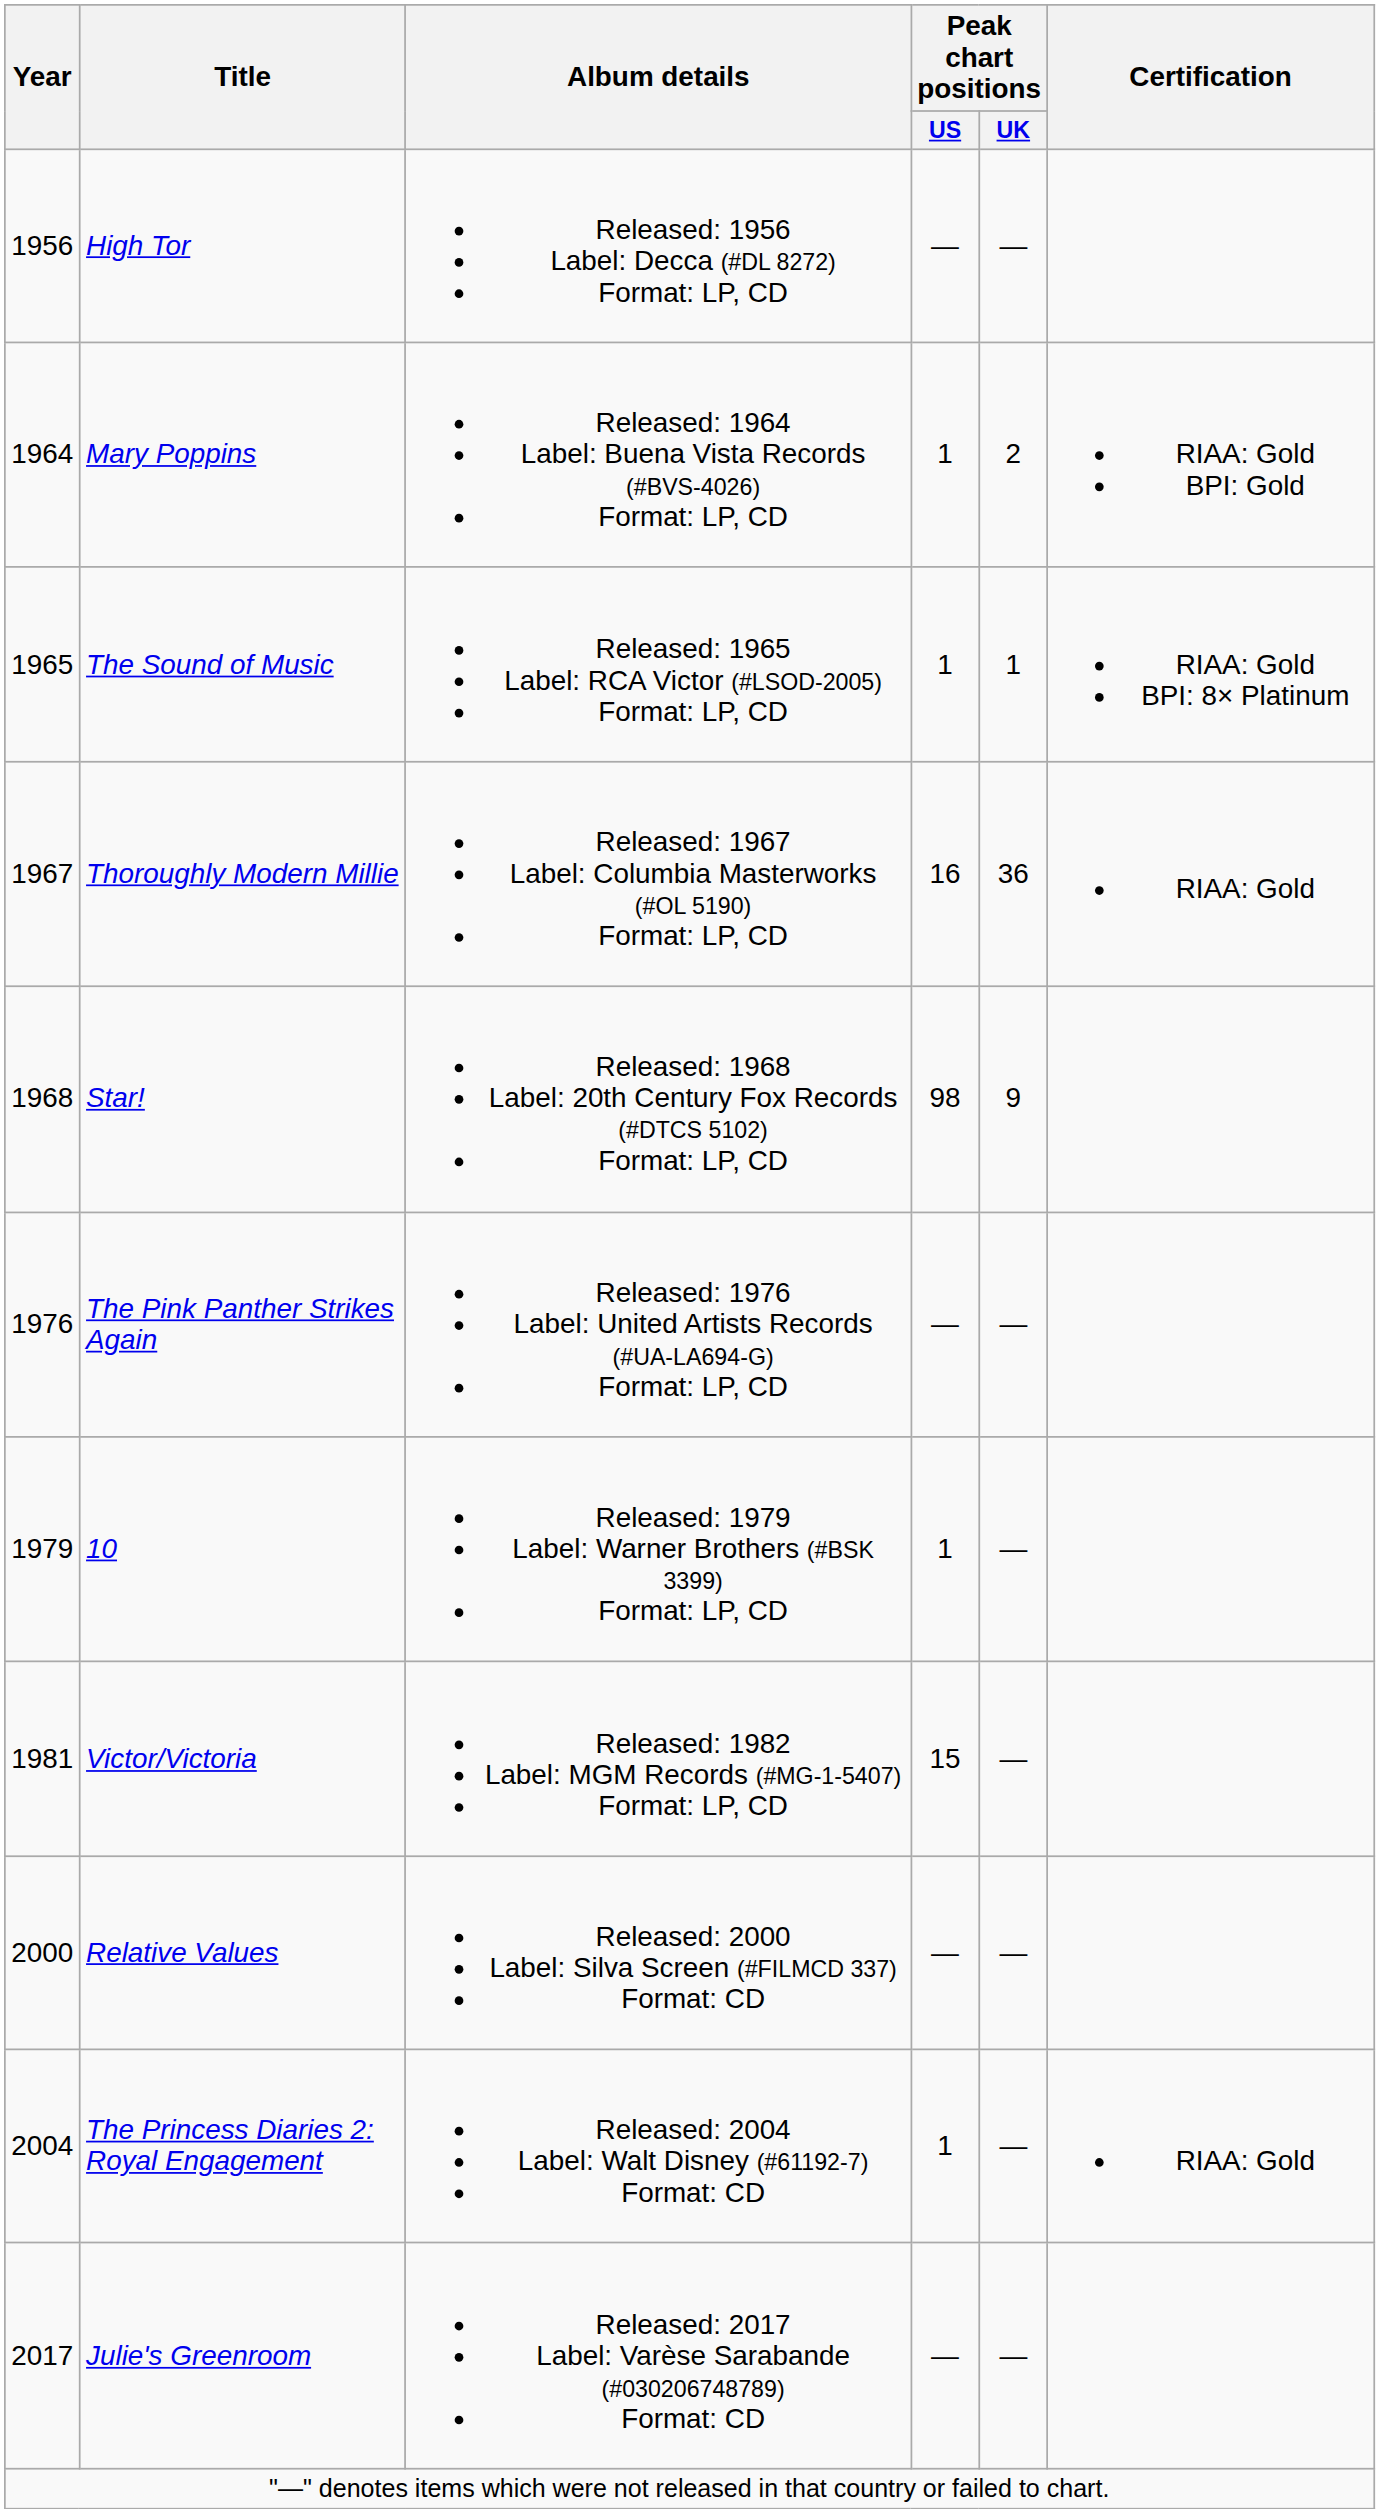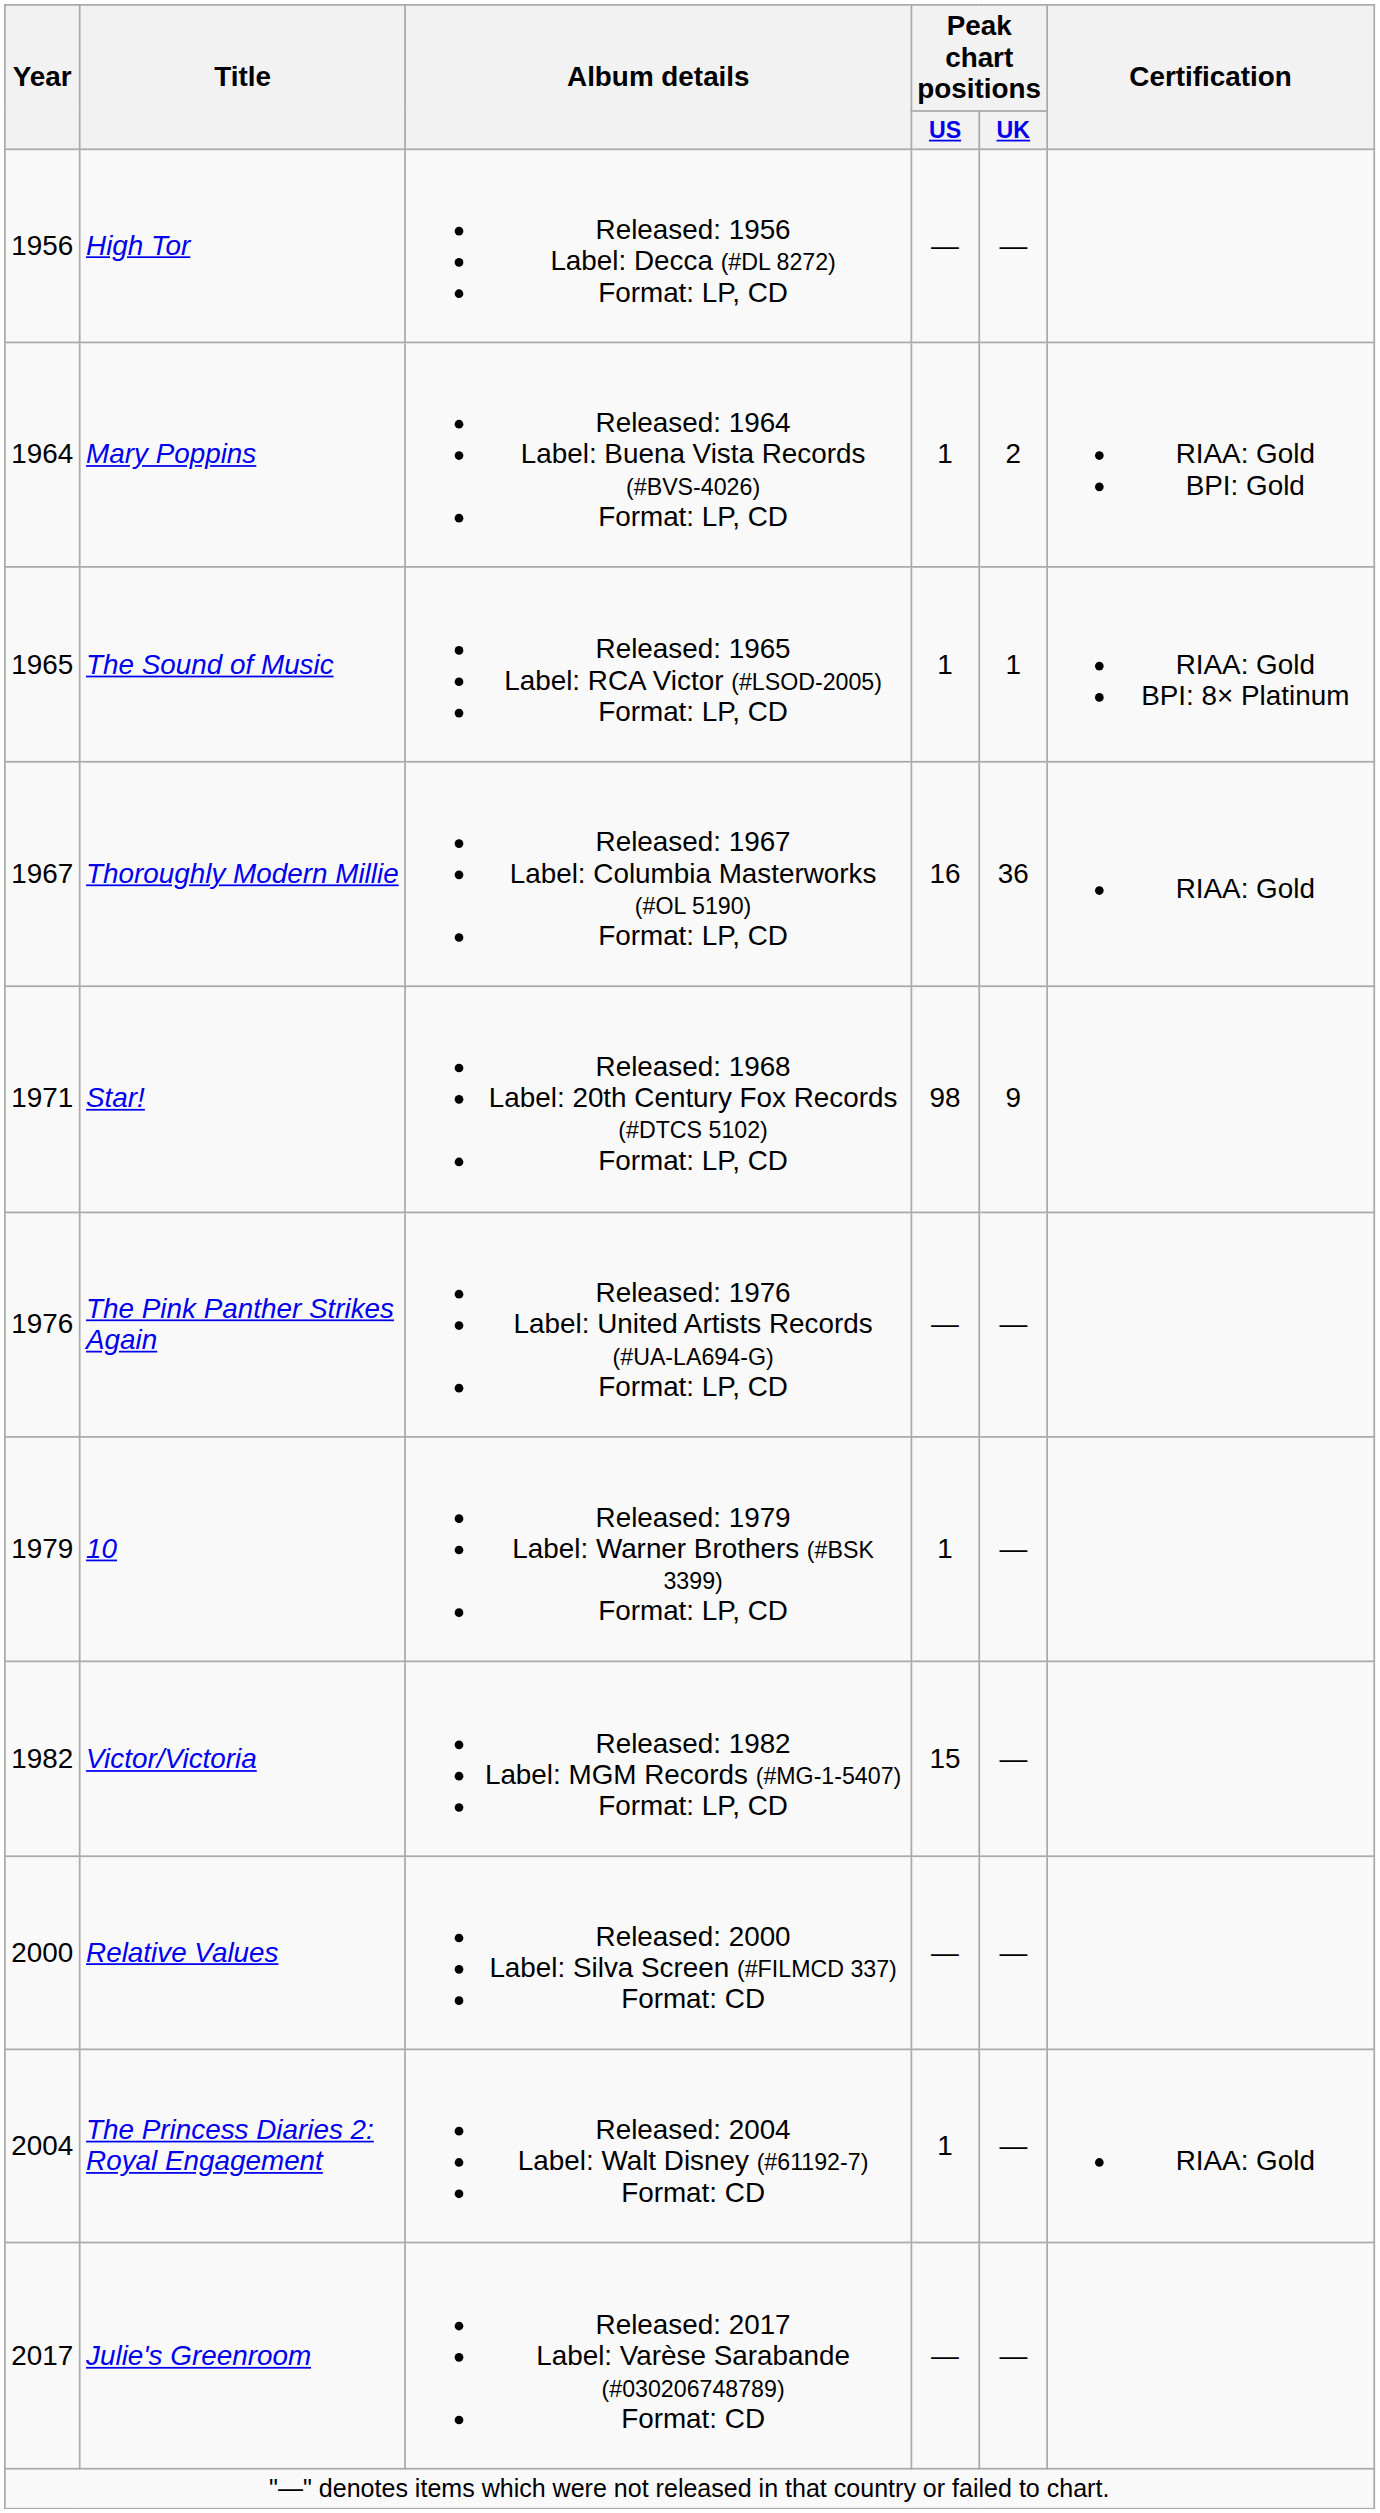(42, 1098) 1968 -> (42, 1098) 1971
(42, 1758) 1981 -> (42, 1758) 1982
